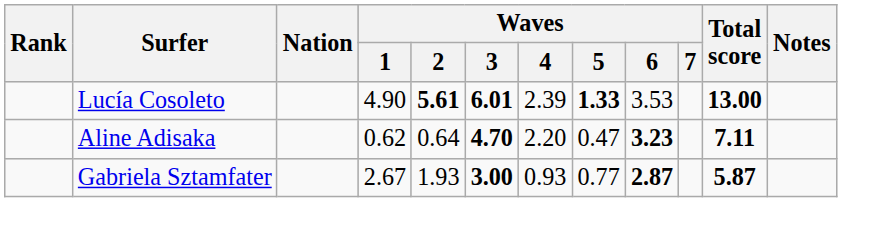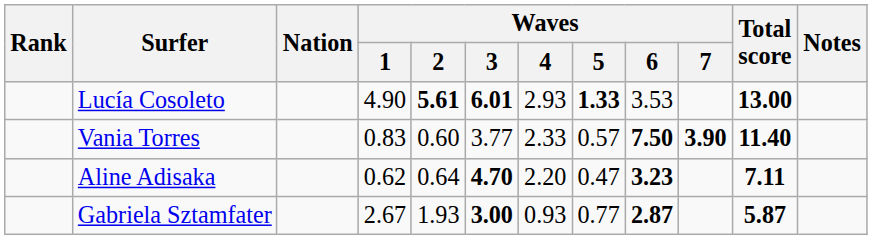(545, 100) 2.39 -> (545, 100) 2.93
+ row: (139, 138)
